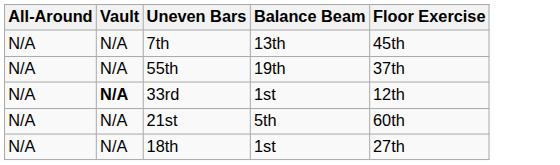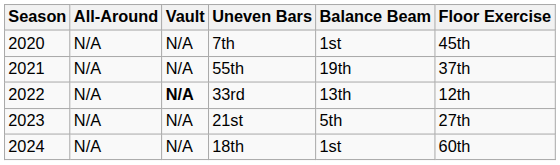+ column: (37, 17)
(270, 43) 13th -> (330, 43) 1st
(265, 95) 1st -> (335, 95) 13th
(389, 120) 60th -> (454, 120) 27th
(389, 146) 27th -> (454, 146) 60th
